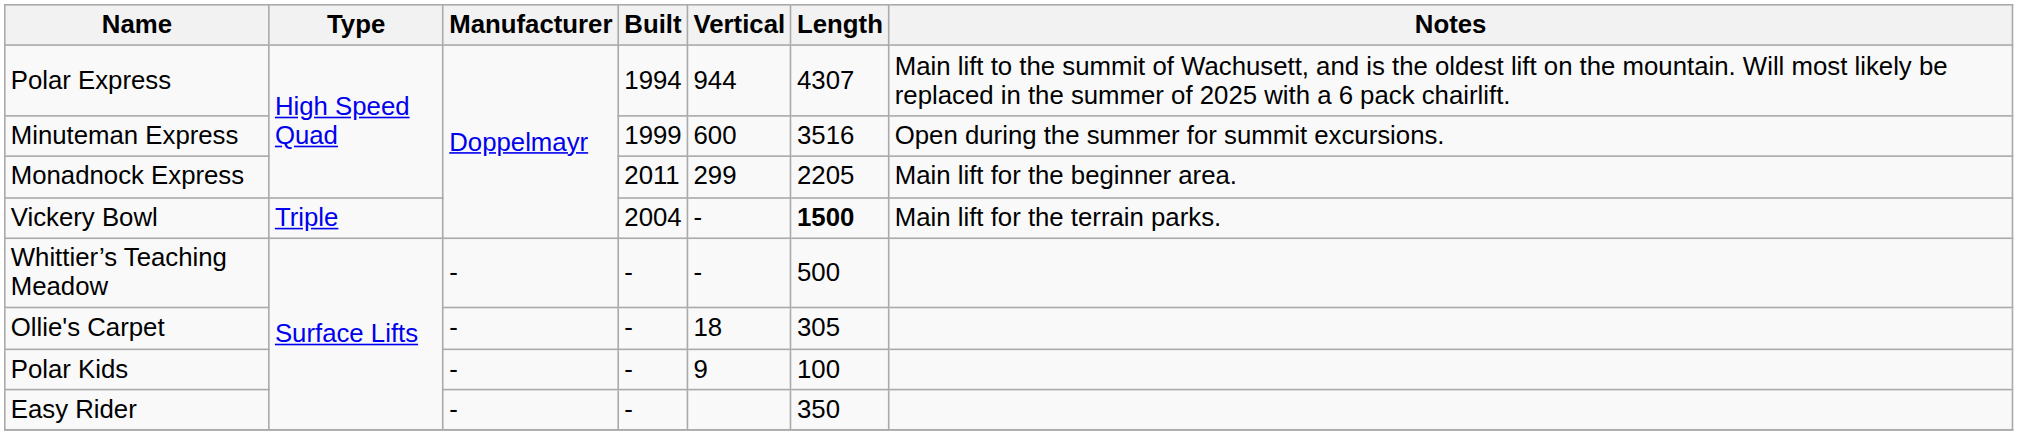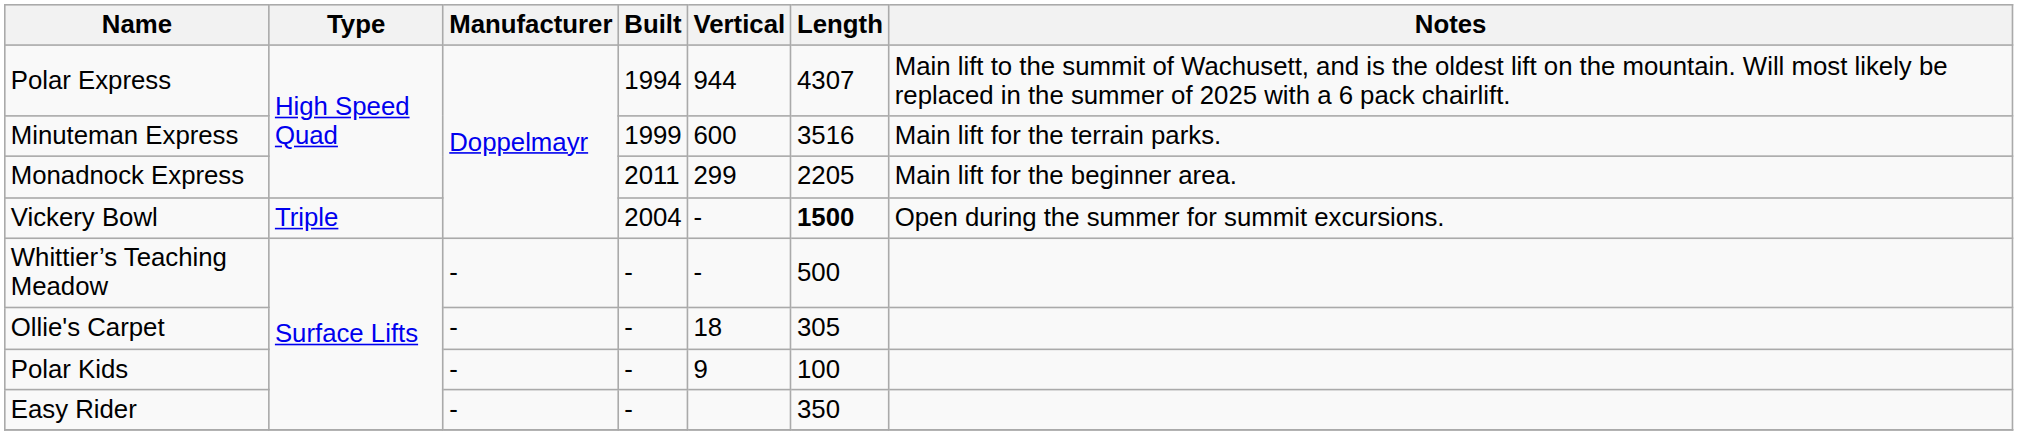(1170, 135) Open during the summer for summit excursions. -> (1058, 135) Main lift for the terrain parks.
(1058, 217) Main lift for the terrain parks. -> (1170, 217) Open during the summer for summit excursions.
